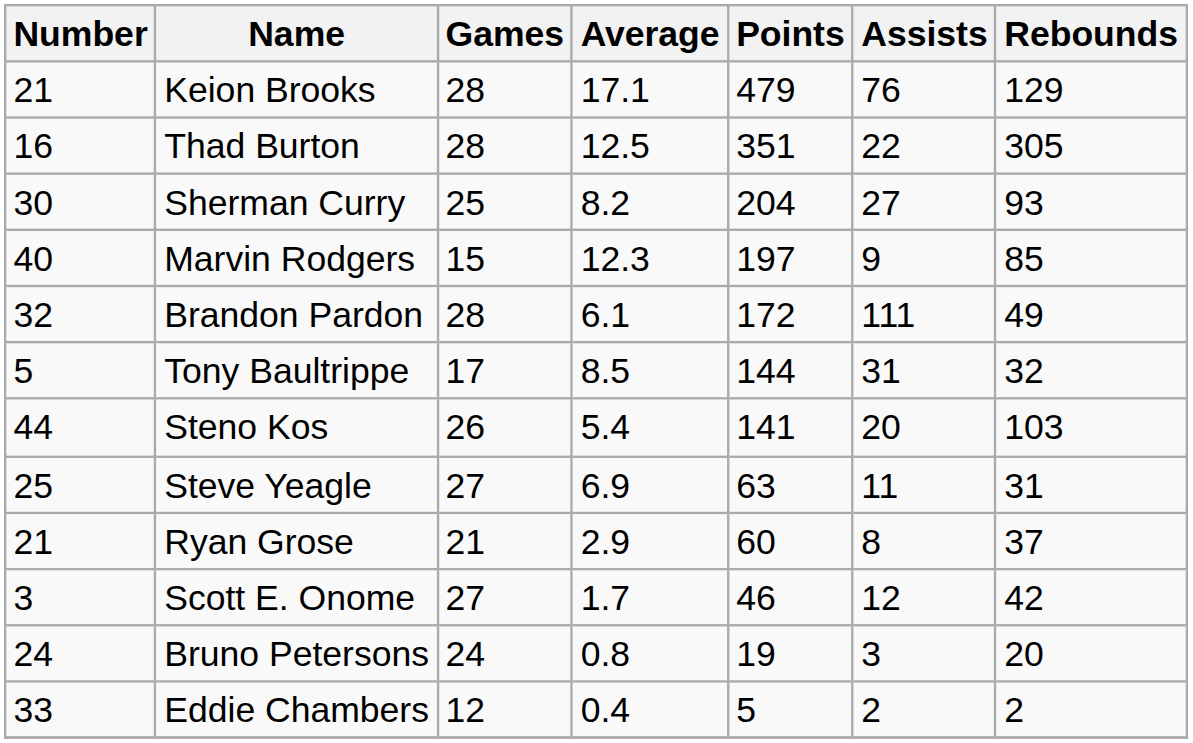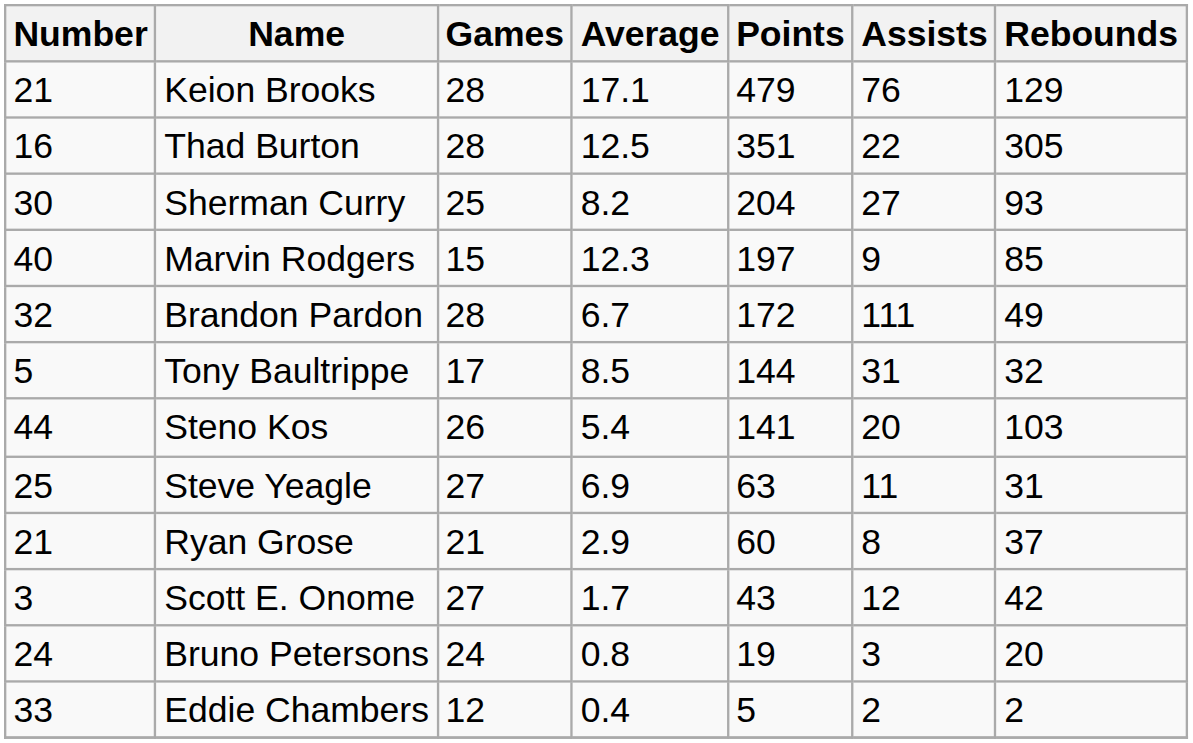(605, 315) 6.1 -> (605, 315) 6.7
(756, 597) 46 -> (756, 597) 43
